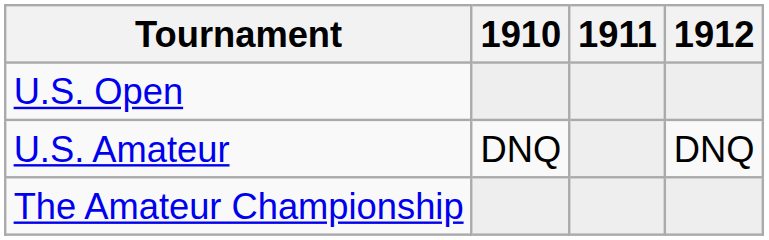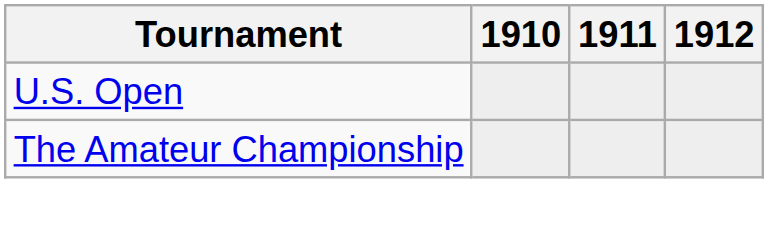- row: (122, 149)
